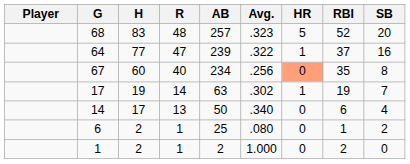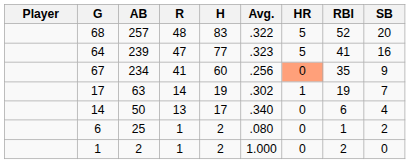columns swapped: (220, 14) <-> (139, 14)
(261, 33) .323 -> (261, 33) .322
(261, 52) .322 -> (261, 52) .323
(302, 52) 1 -> (302, 52) 5
(343, 52) 37 -> (343, 52) 41
(180, 71) 40 -> (180, 71) 41
(384, 71) 8 -> (384, 71) 9
